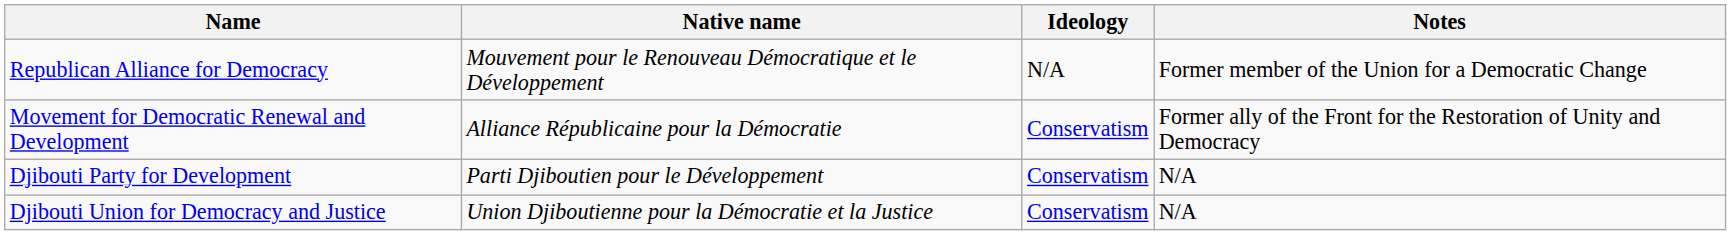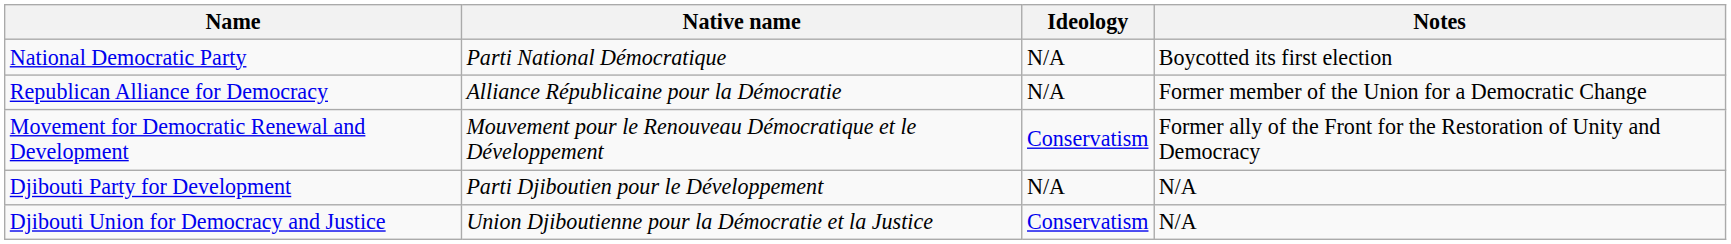+ row: (128, 57)
(691, 69) Mouvement pour le Renouveau Démocratique et le Développement -> (654, 92) Alliance Républicaine pour la Démocratie
(654, 129) Alliance Républicaine pour la Démocratie -> (691, 139) Mouvement pour le Renouveau Démocratique et le Développement
(1088, 176) Conservatism -> (1046, 186) N/A
